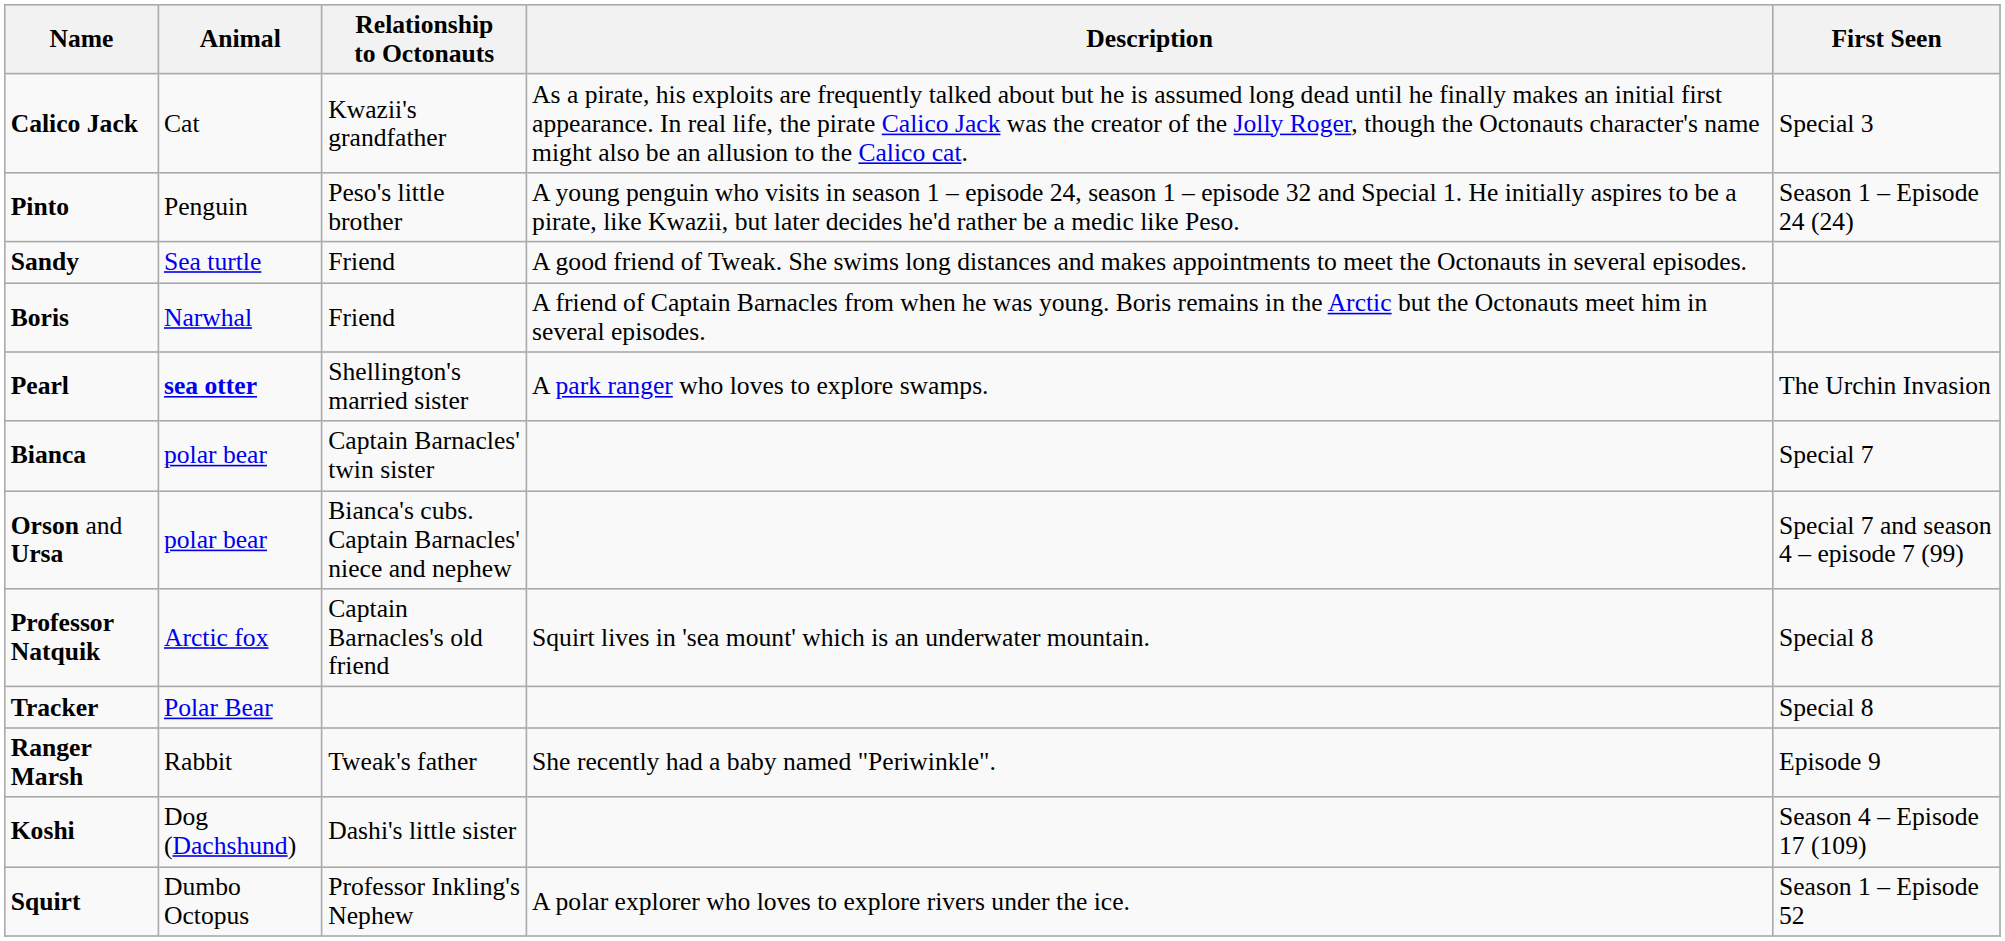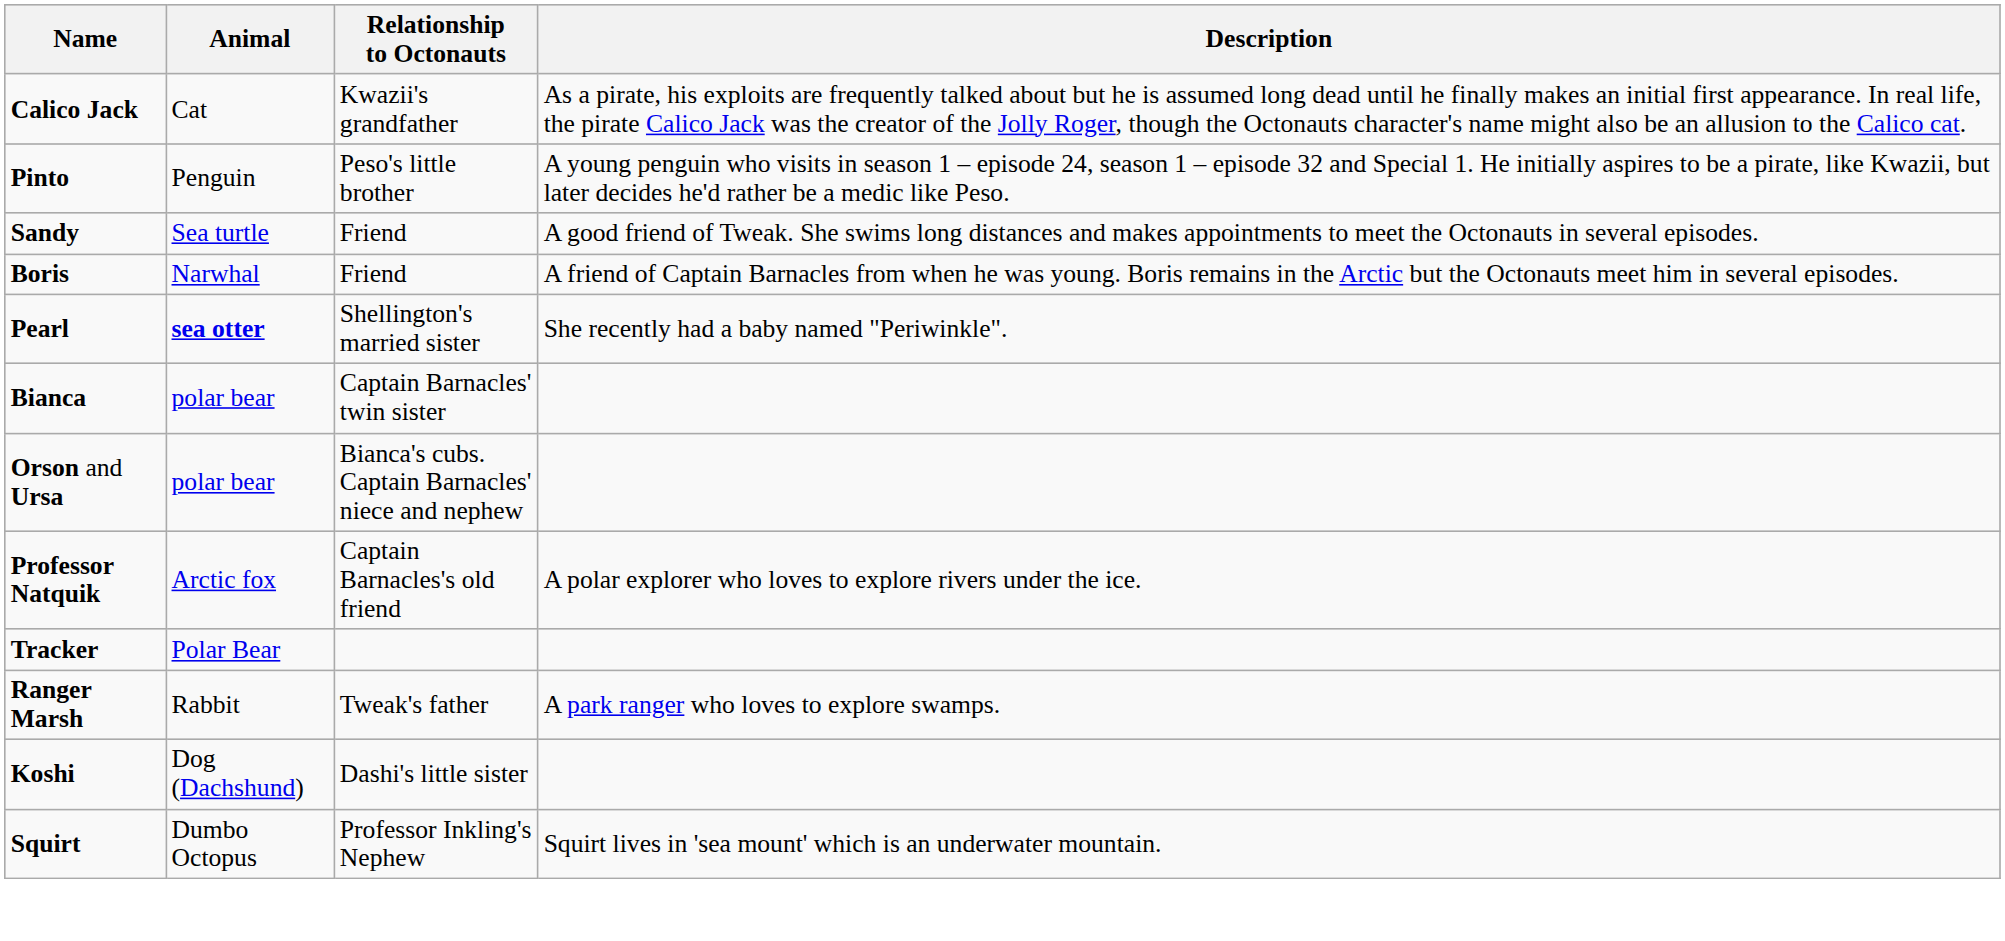- column: (1887, 39)
(760, 386) A park ranger who loves to explore swamps. -> (776, 328) She recently had a baby named "Periwinkle".
(841, 637) Squirt lives in 'sea mount' which is an underwater mountain. -> (843, 580) A polar explorer who loves to explore rivers under the ice.
(764, 762) She recently had a baby named "Periwinkle". -> (772, 704) A park ranger who loves to explore swamps.
(831, 900) A polar explorer who loves to explore rivers under the ice. -> (853, 843) Squirt lives in 'sea mount' which is an underwater mountain.
